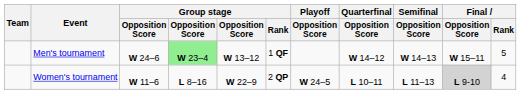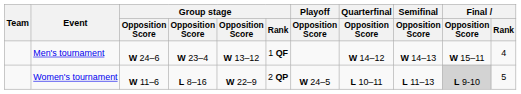(193, 58) lightgreen background -> (193, 58) no background
(504, 53) 5 -> (504, 53) 4
(504, 77) 4 -> (504, 77) 5
